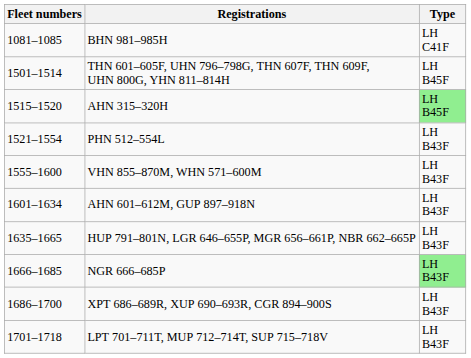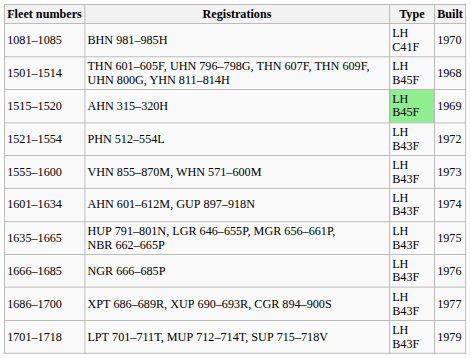+ column: (450, 14)
(435, 271) lightgreen background -> (406, 271) no background
